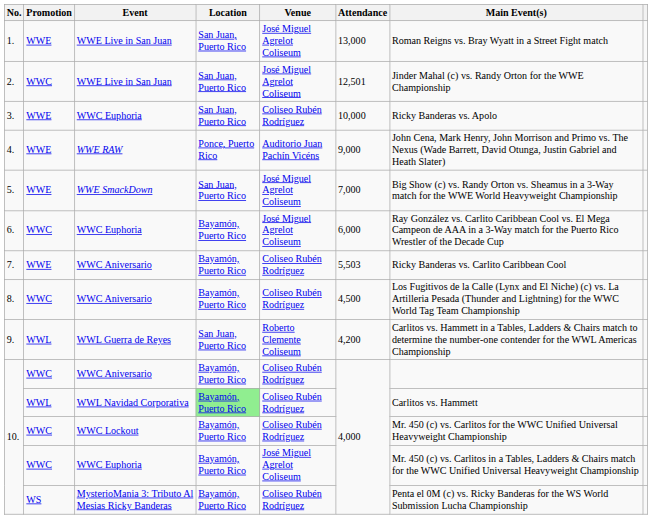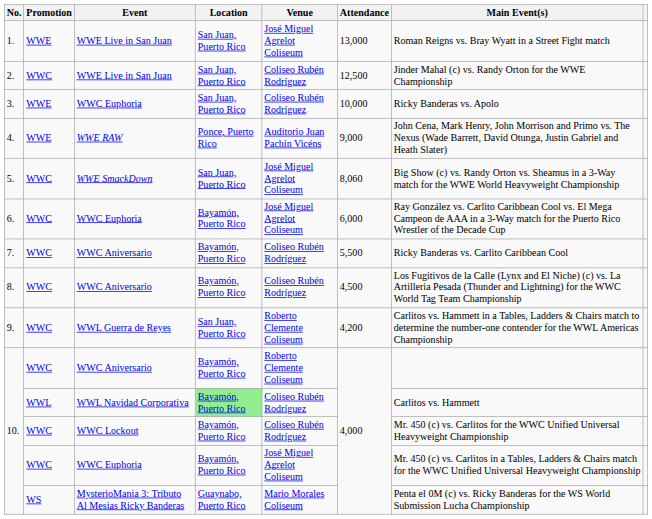(287, 81) José Miguel Agrelot Coliseum -> (294, 75) Coliseo Rubén Rodríguez
(352, 81) 12,501 -> (354, 75) 12,500
(39, 190) WWE -> (39, 178) WWC
(349, 190) 7,000 -> (351, 178) 8,060
(39, 264) WWE -> (39, 252) WWC
(349, 264) 5,503 -> (351, 252) 5,500
(39, 339) WWL -> (39, 327) WWC
(292, 373) Coliseo Rubén Rodríguez -> (284, 367) Roberto Clemente Coliseum
(222, 499) Bayamón, Puerto Rico -> (222, 499) Guaynabo, Puerto Rico
(292, 499) Coliseo Rubén Rodríguez -> (294, 499) Mario Morales Coliseum
